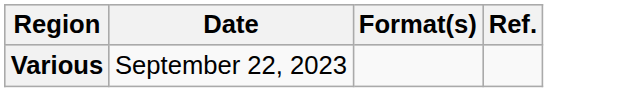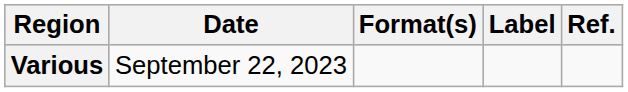+ column: (522, 24)
